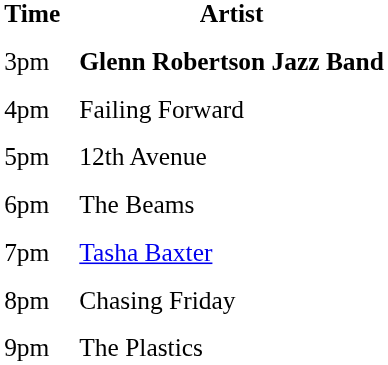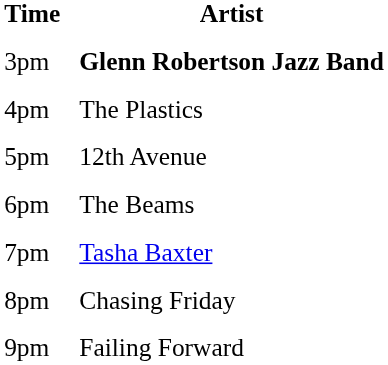(162, 109) Failing Forward -> (141, 109) The Plastics
(141, 348) The Plastics -> (162, 348) Failing Forward
